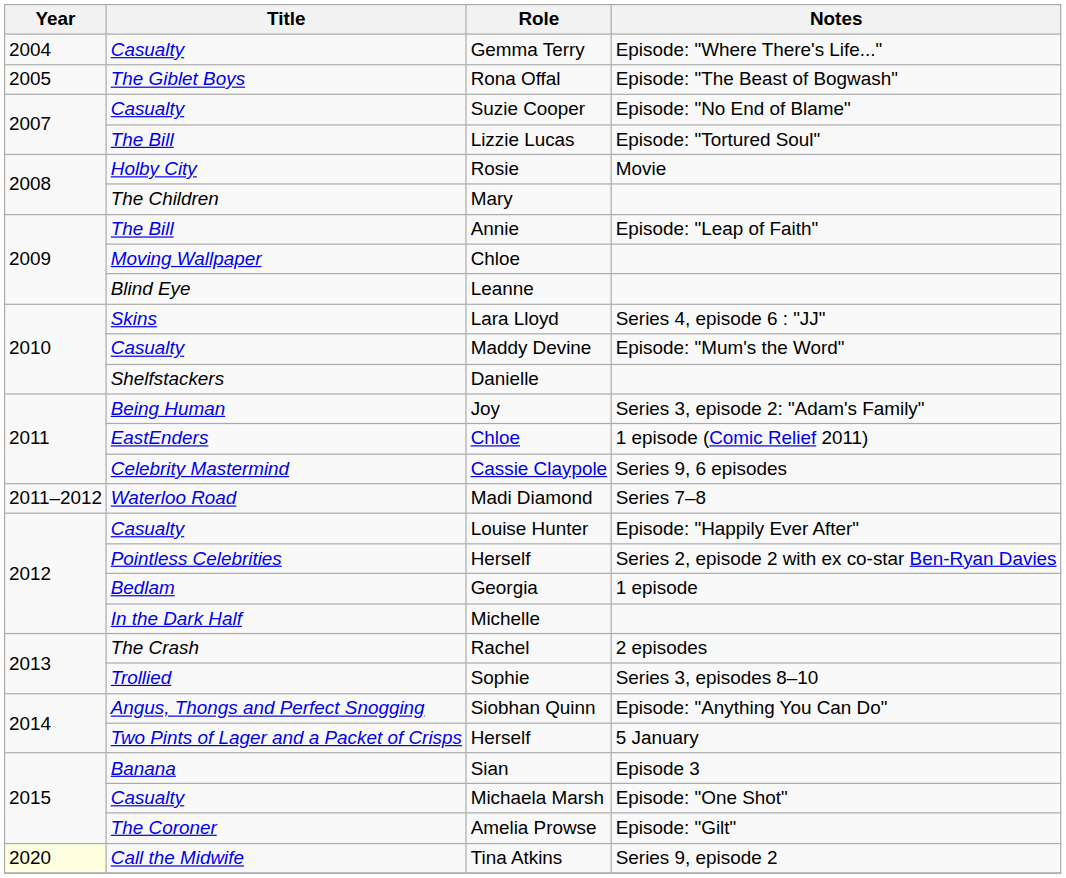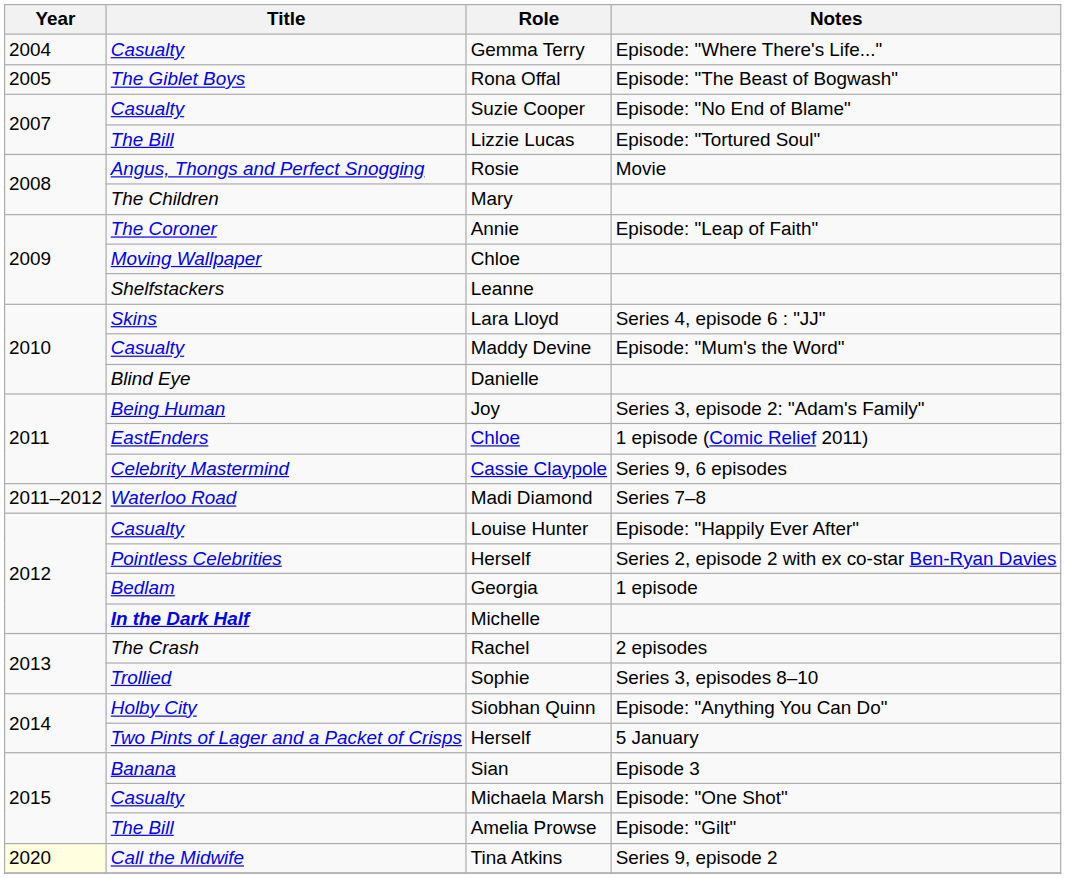(154, 169) Holby City -> (268, 169) Angus, Thongs and Perfect Snogging
(142, 229) The Bill -> (164, 229) The Coroner
(151, 288) Blind Eye -> (167, 288) Shelfstackers
(167, 378) Shelfstackers -> (151, 378) Blind Eye
(176, 618) normal -> (180, 618) bold
(268, 708) Angus, Thongs and Perfect Snogging -> (154, 708) Holby City
(164, 827) The Coroner -> (142, 827) The Bill
